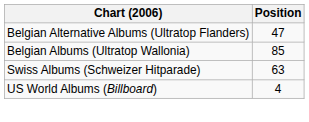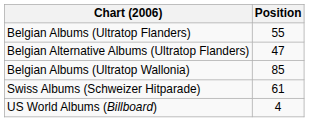+ row: (99, 32)
(278, 70) 63 -> (278, 88) 61
